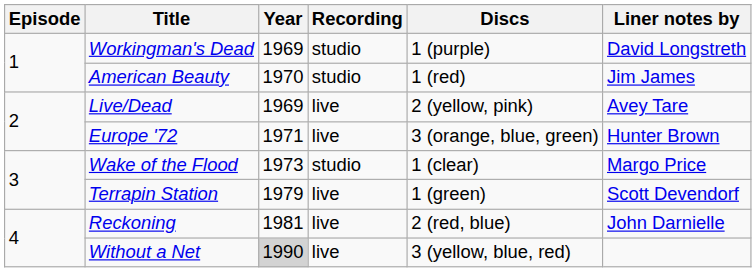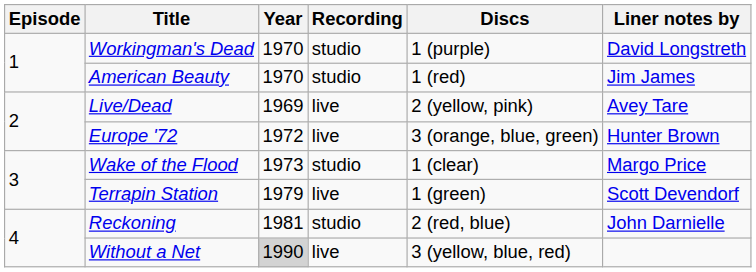(283, 48) 1969 -> (283, 48) 1970
(283, 135) 1971 -> (283, 135) 1972
(326, 223) live -> (336, 223) studio
